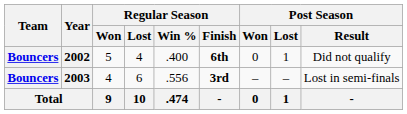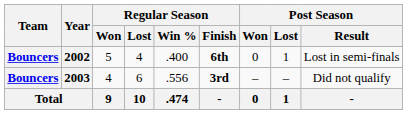(352, 57) Did not qualify -> (352, 57) Lost in semi-finals
(352, 78) Lost in semi-finals -> (352, 78) Did not qualify
